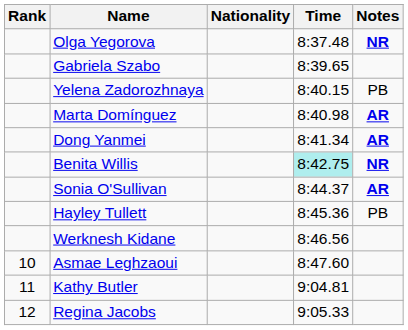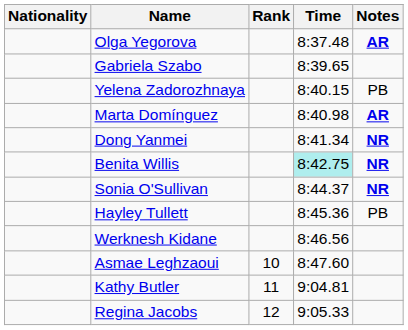columns swapped: (27, 16) <-> (250, 16)
(378, 41) NR -> (378, 41) AR
(378, 139) AR -> (378, 139) NR
(378, 189) AR -> (378, 189) NR
